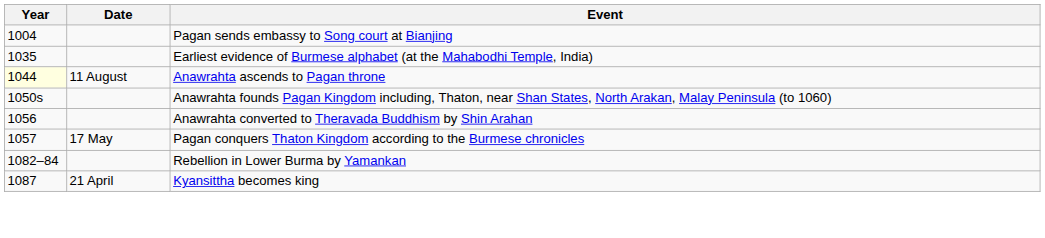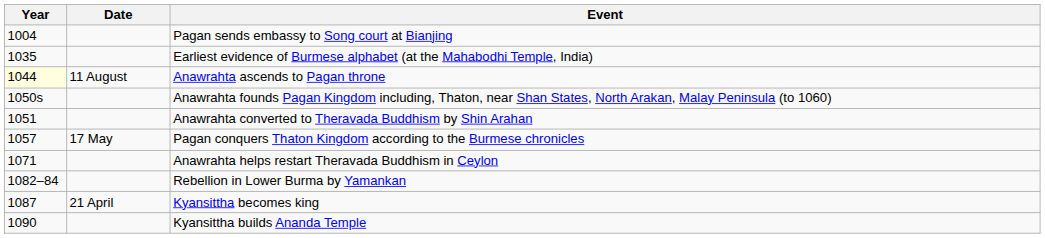(22, 118) 1056 -> (22, 118) 1051
+ row: (336, 160)
+ row: (270, 222)
